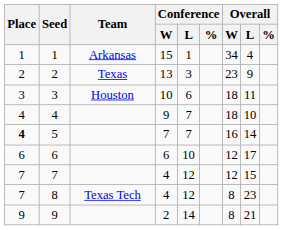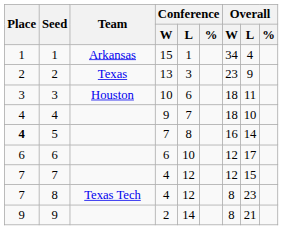(189, 134) 7 -> (189, 134) 8
